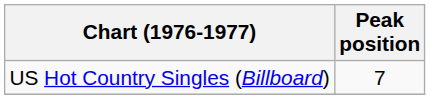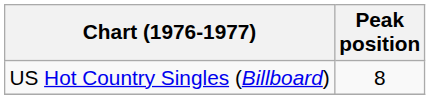(380, 77) 7 -> (380, 77) 8
